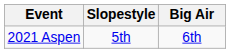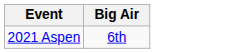- column: (121, 15)
